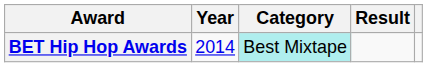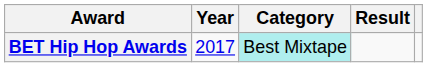(215, 47) 2014 -> (215, 47) 2017
